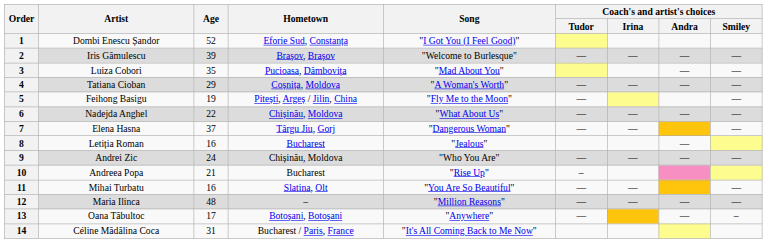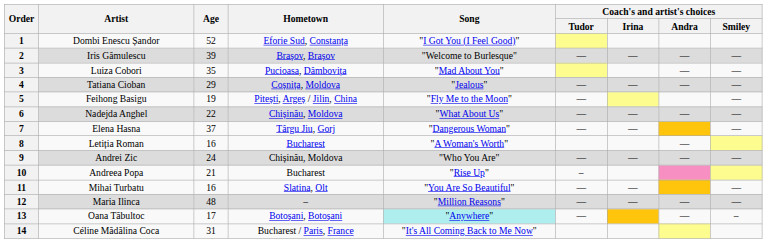(469, 85) "A Woman's Worth" -> (469, 85) "Jealous"
(469, 143) "Jealous" -> (469, 143) "A Woman's Worth"
(469, 216) no background -> (469, 216) paleturquoise background
